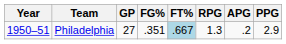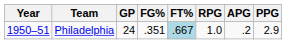(129, 31) 27 -> (129, 31) 24
(214, 31) 1.3 -> (214, 31) 1.0
